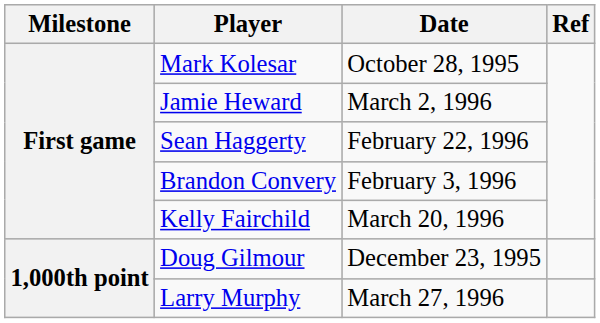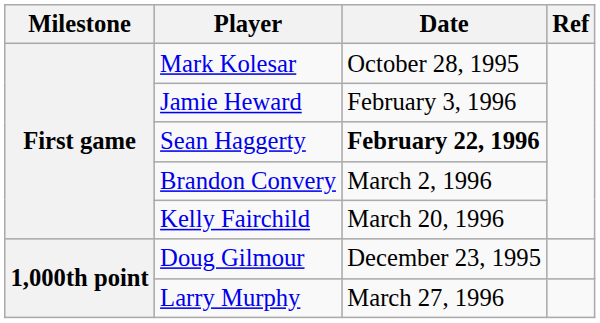(420, 102) March 2, 1996 -> (432, 102) February 3, 1996
(438, 141) normal -> (443, 141) bold
(432, 180) February 3, 1996 -> (420, 180) March 2, 1996
